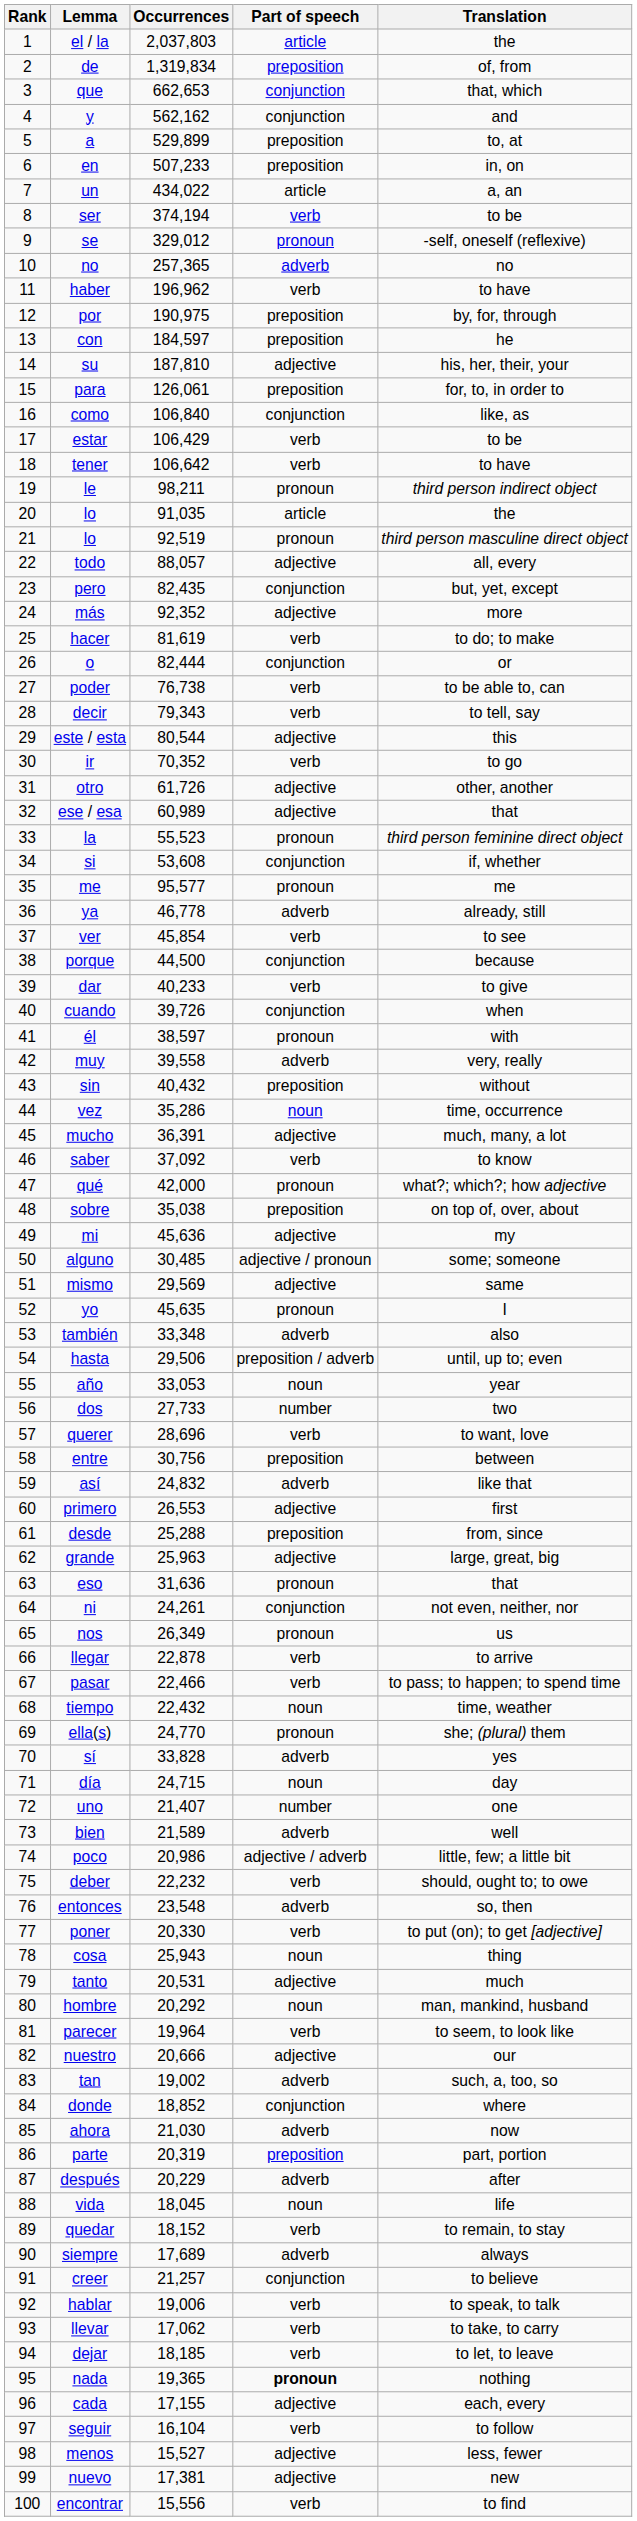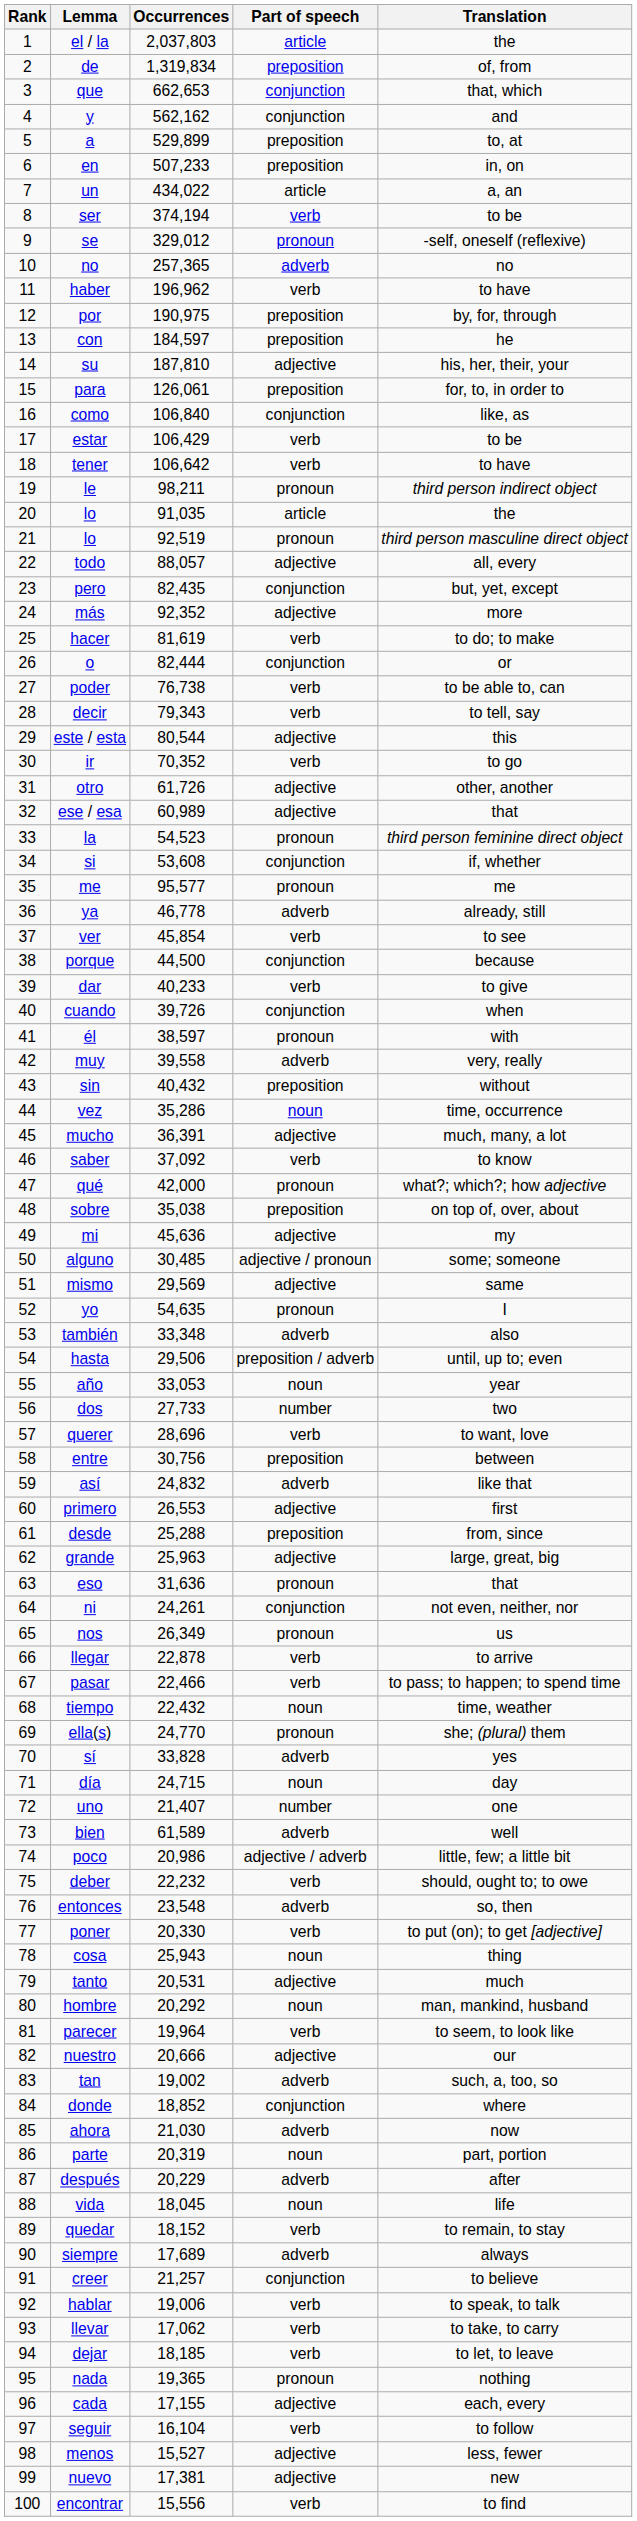(181, 837) 55,523 -> (181, 837) 54,523
(181, 1310) 45,635 -> (181, 1310) 54,635
(181, 1832) 21,589 -> (181, 1832) 61,589
(305, 2155) preposition -> (305, 2155) noun
(305, 2379) bold -> (305, 2379) normal
